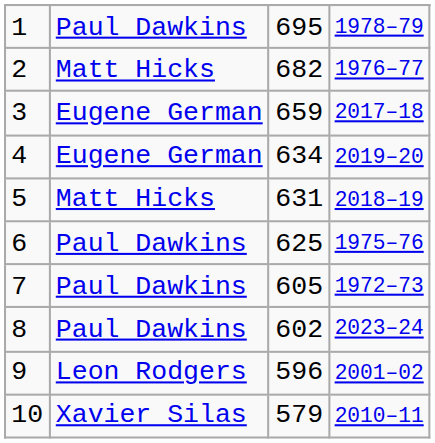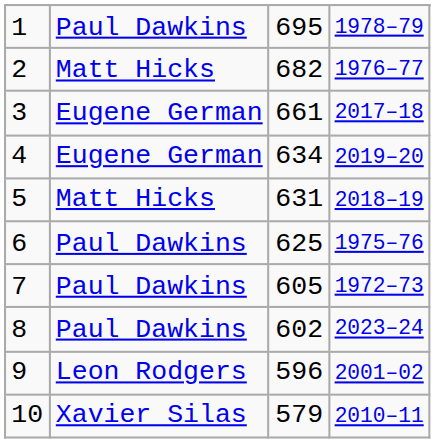(299, 113) 659 -> (299, 113) 661
